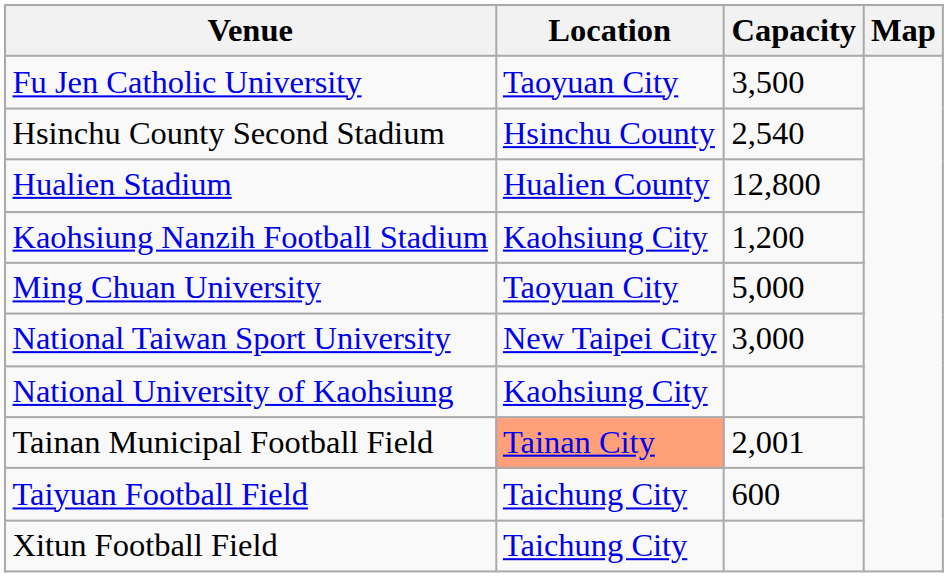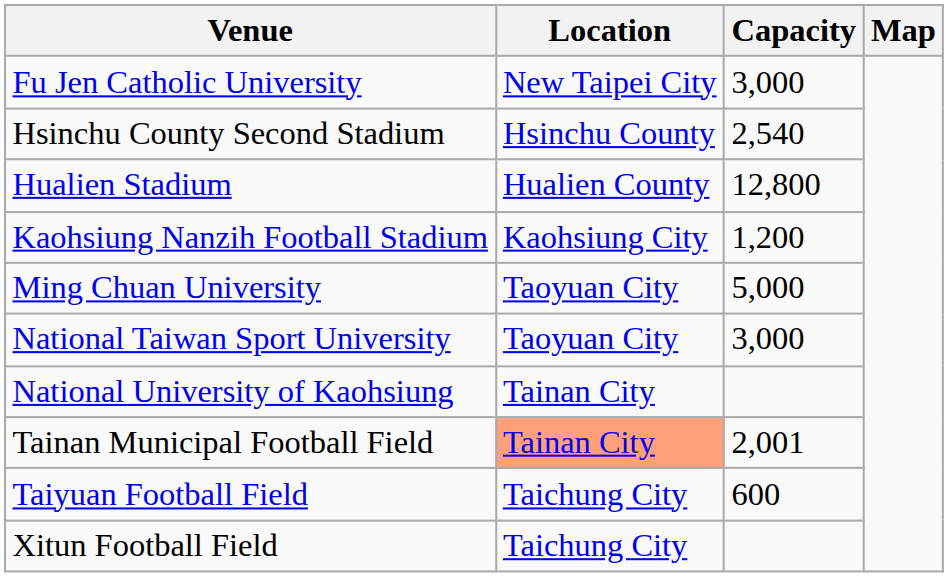(591, 81) Taoyuan City -> (610, 81) New Taipei City
(768, 81) 3,500 -> (768, 81) 3,000
(610, 339) New Taipei City -> (591, 339) Taoyuan City
(605, 390) Kaohsiung City -> (579, 390) Tainan City
